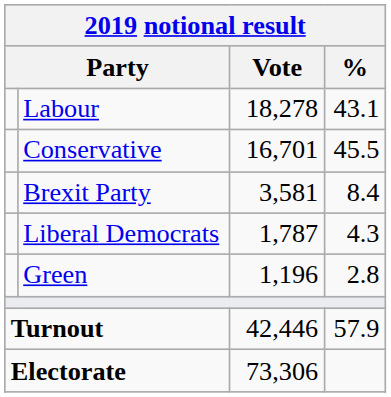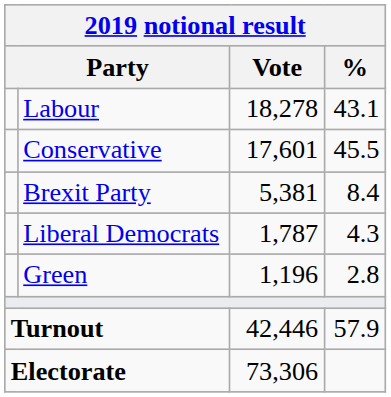(282, 150) 16,701 -> (282, 150) 17,601
(289, 191) 3,581 -> (289, 191) 5,381
